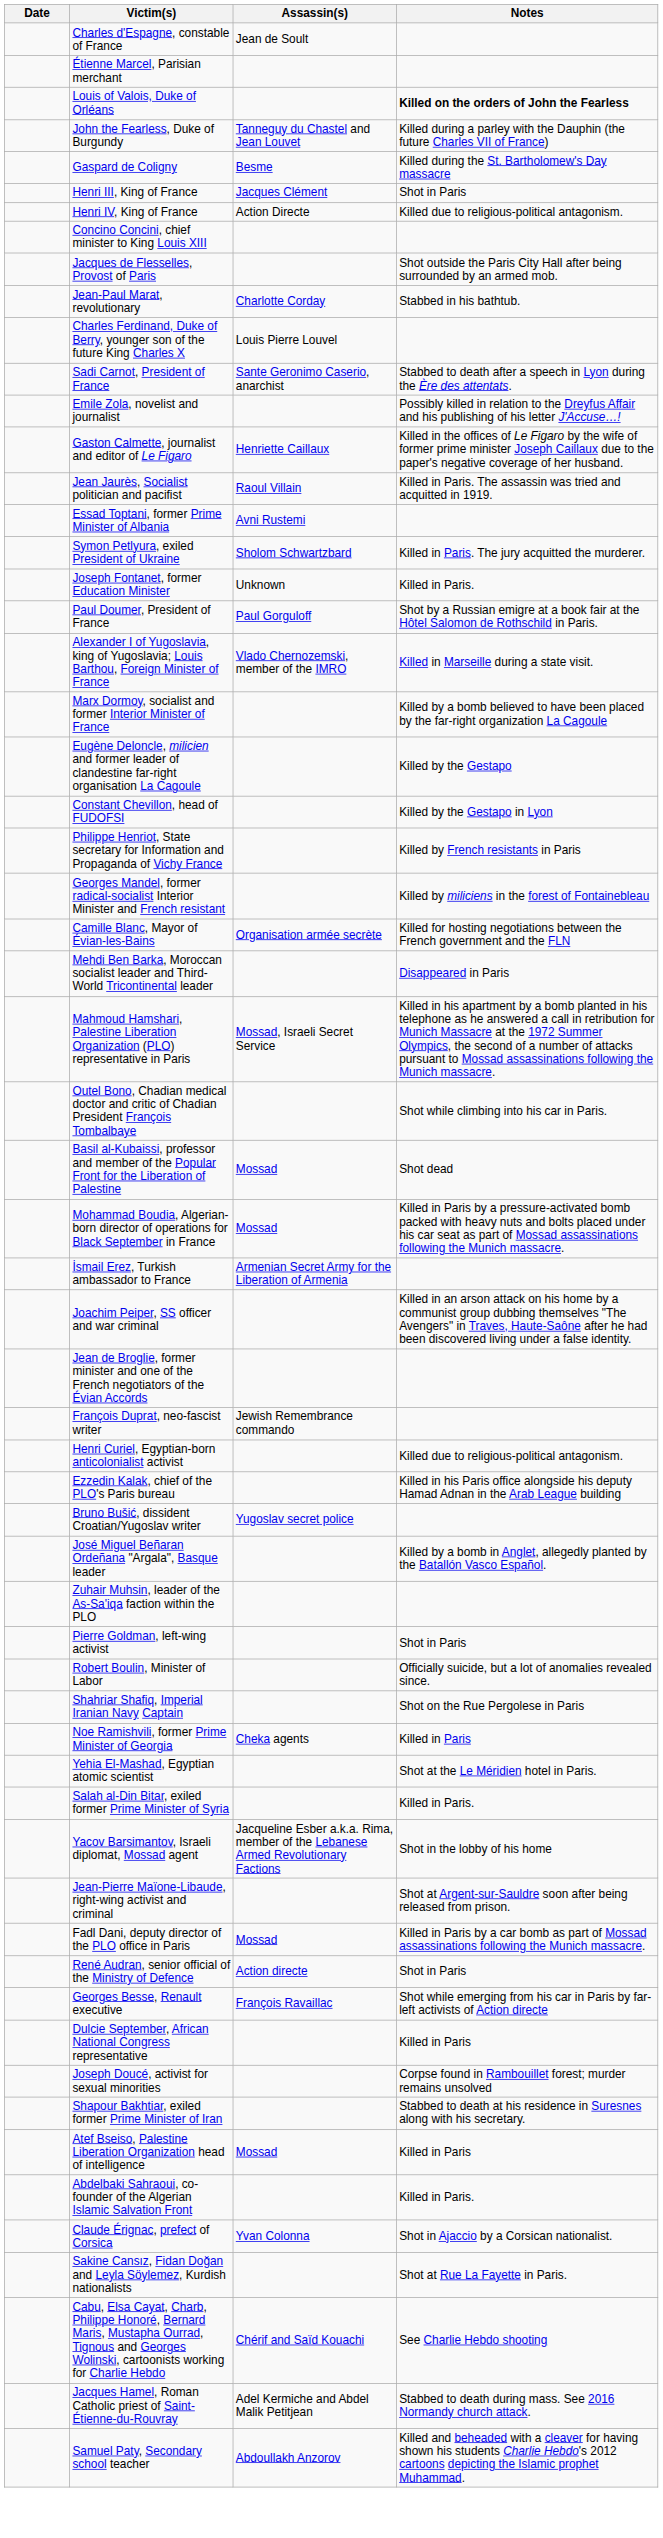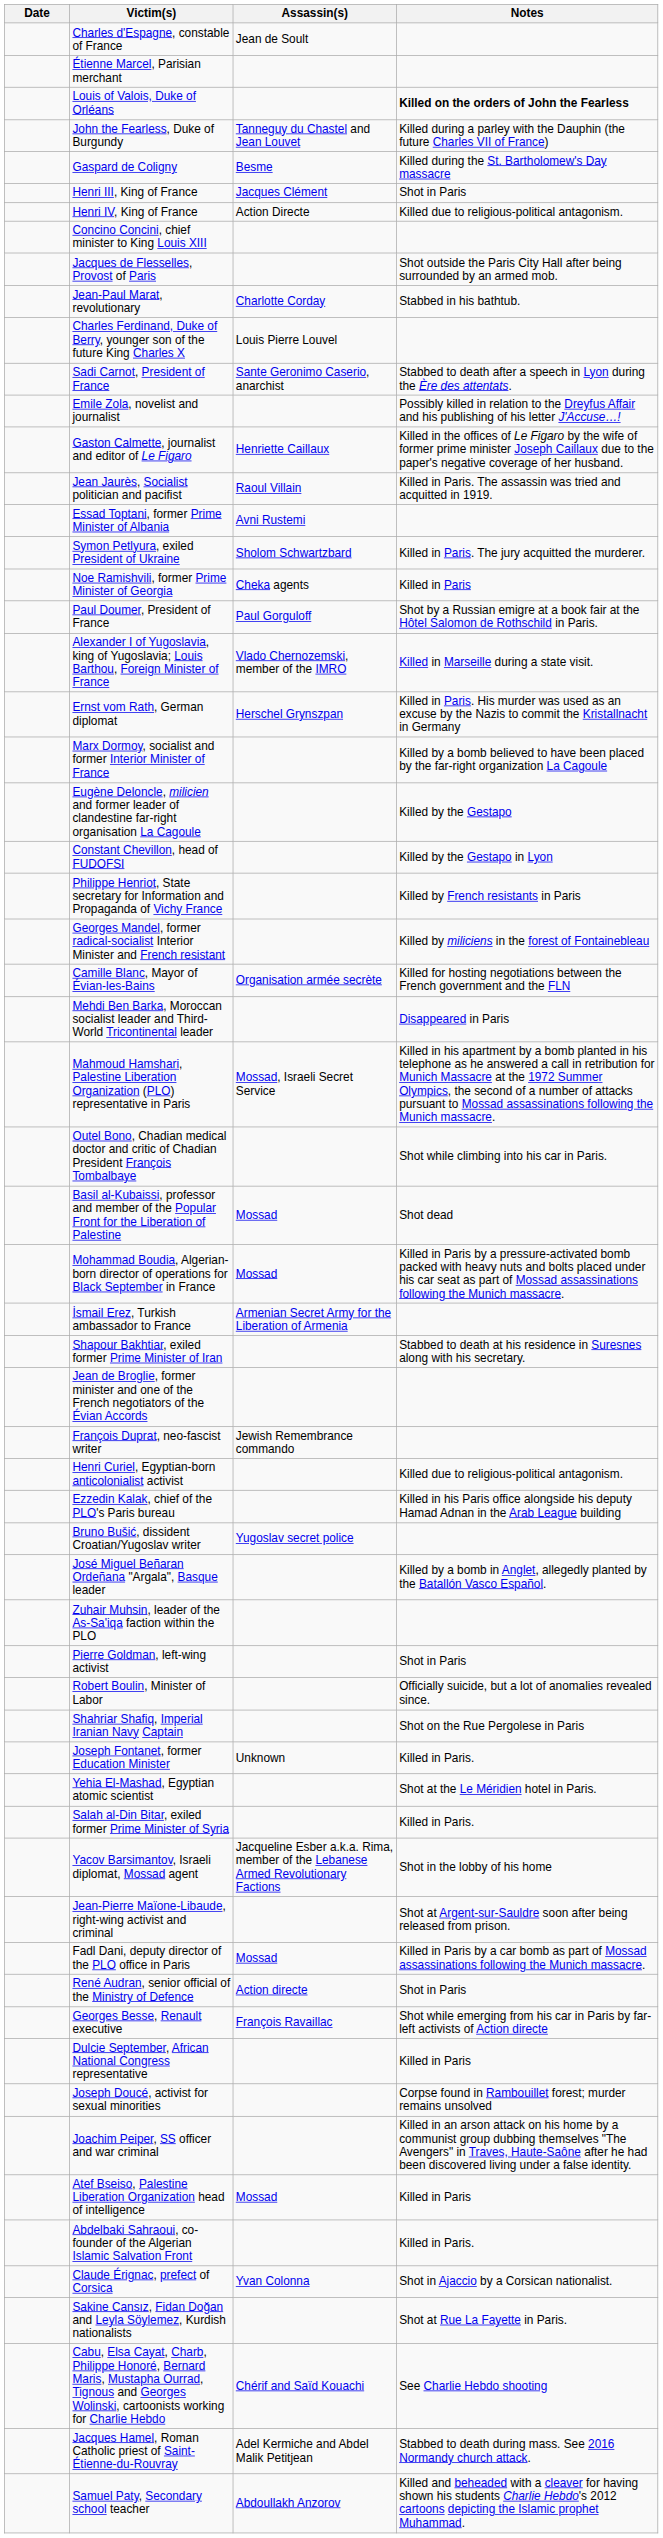rows swapped: (149, 1739) <-> (137, 584)
+ row: (138, 714)
rows swapped: (142, 1319) <-> (147, 2113)
